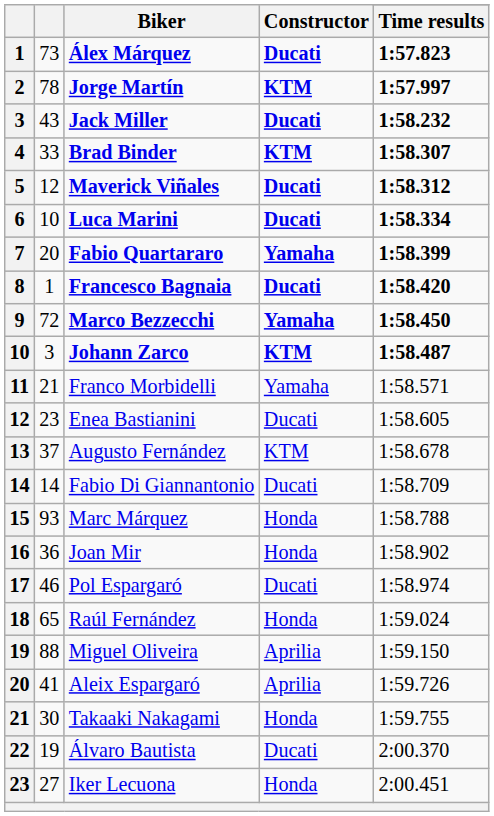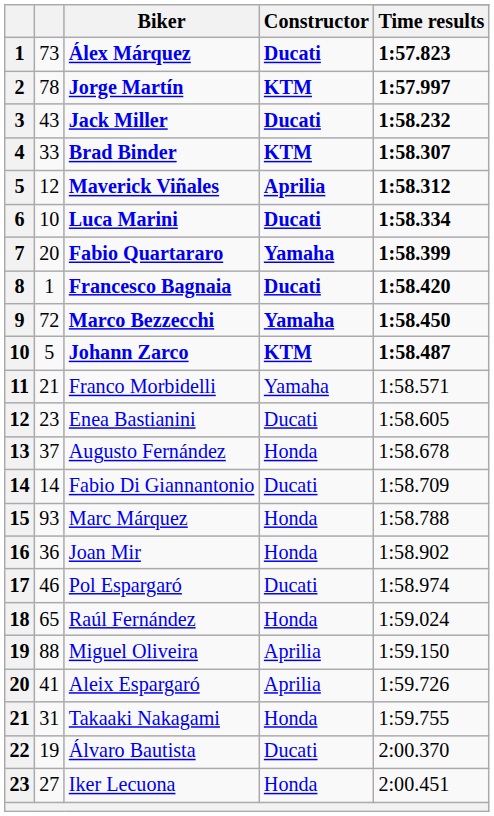(292, 186) Ducati -> (295, 186) Aprilia
(49, 352) 3 -> (49, 352) 5
(286, 452) KTM -> (291, 452) Honda
(49, 718) 30 -> (49, 718) 31
